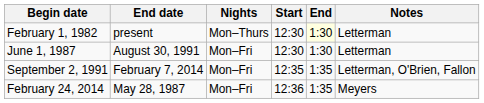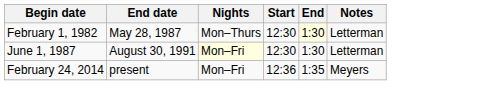(133, 32) present -> (145, 32) May 28, 1987
(231, 51) no background -> (223, 51) lightyellow background
- row: (57, 70)
(149, 88) May 28, 1987 -> (129, 70) present
